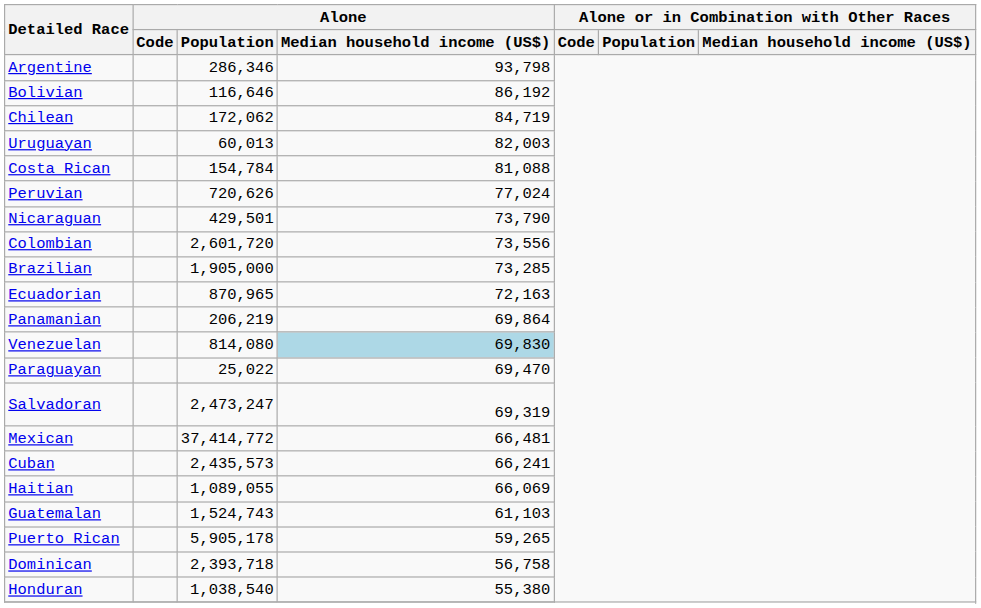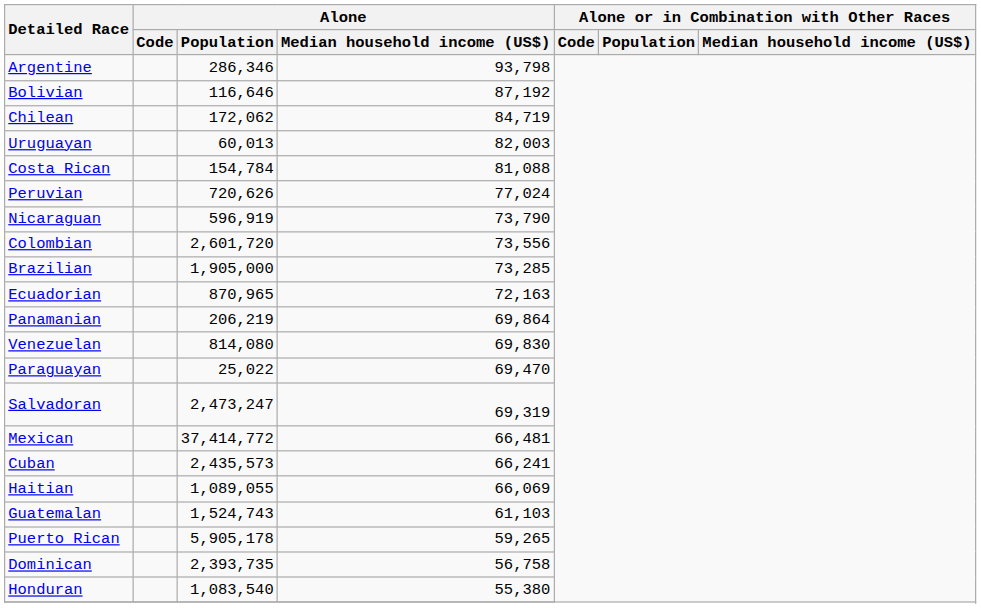(522, 93) 86,192 -> (522, 93) 87,192
(241, 219) 429,501 -> (241, 219) 596,919
(522, 345) lightblue background -> (522, 345) no background
(232, 565) 2,393,718 -> (232, 565) 2,393,735
(232, 590) 1,038,540 -> (232, 590) 1,083,540
